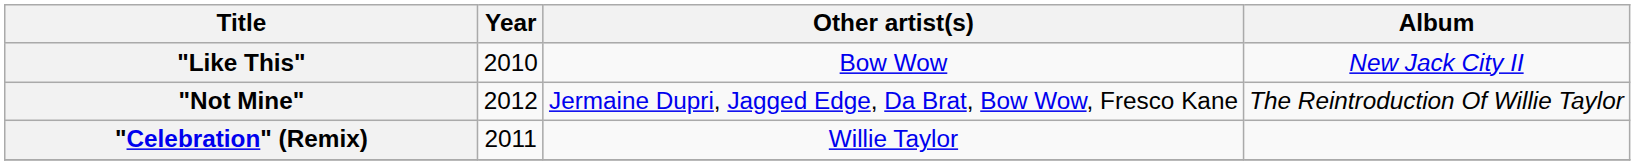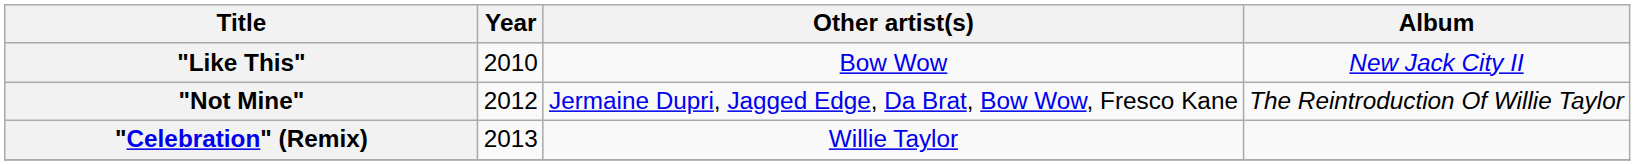(511, 139) 2011 -> (511, 139) 2013
